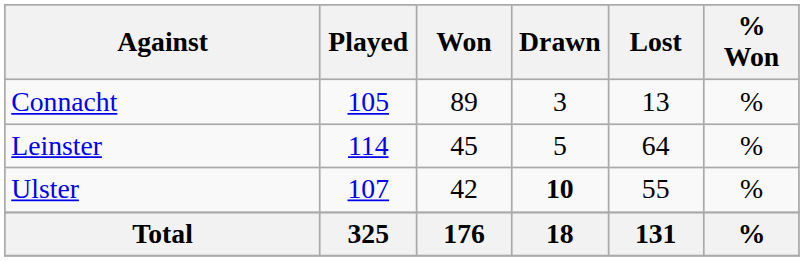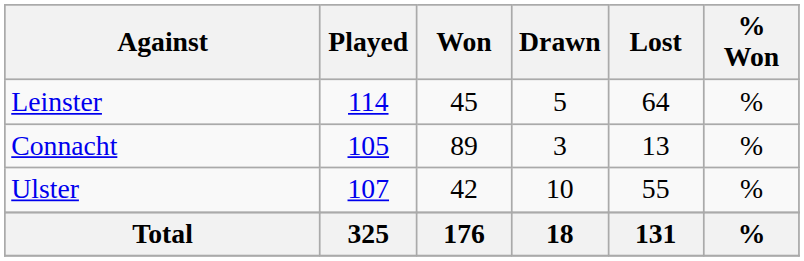rows swapped: (64, 101) <-> (57, 145)
(560, 189) bold -> (560, 189) normal
